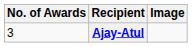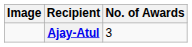columns swapped: (167, 13) <-> (47, 13)
